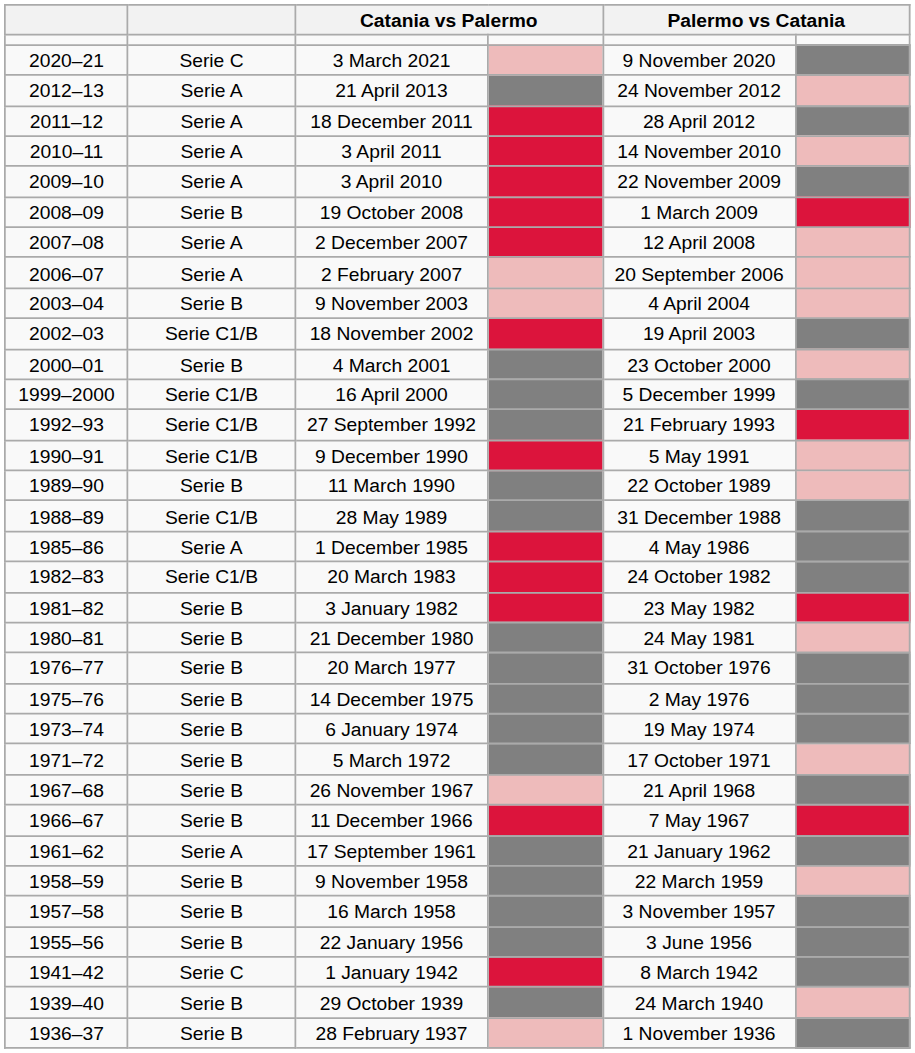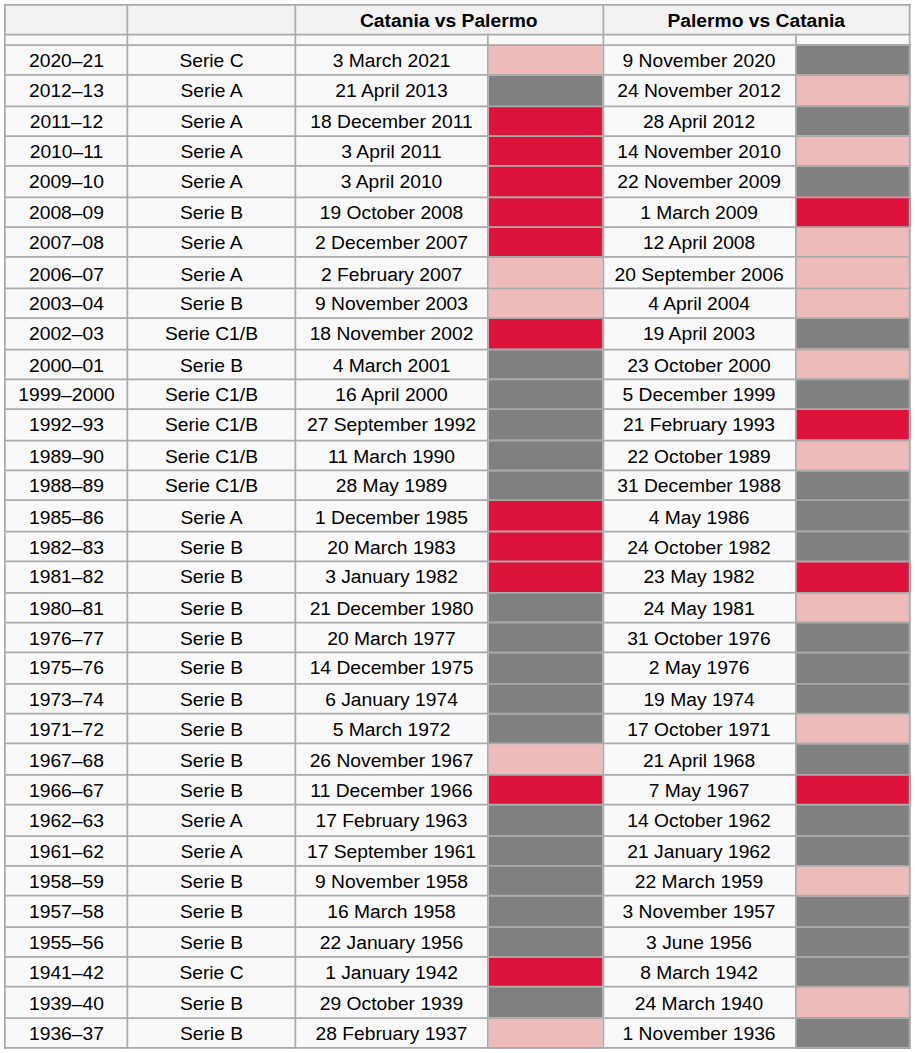- row: (392, 455)
(211, 486) Serie B -> (211, 455) Serie C1/B
(211, 577) Serie C1/B -> (211, 546) Serie B
+ row: (392, 820)
